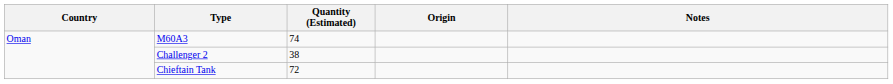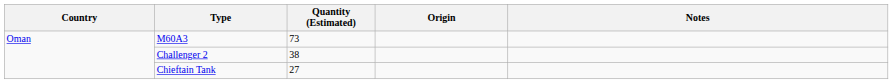(294, 39) 74 -> (294, 39) 73
(294, 70) 72 -> (294, 70) 27
